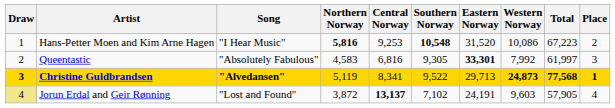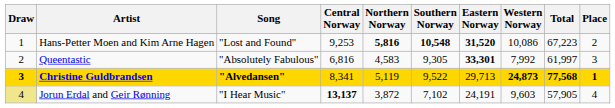columns swapped: (345, 19) <-> (390, 19)
(252, 42) "I Hear Music" -> (258, 42) "Lost and Found"
(480, 42) normal -> (480, 42) bold
(258, 94) "Lost and Found" -> (252, 94) "I Hear Music"
